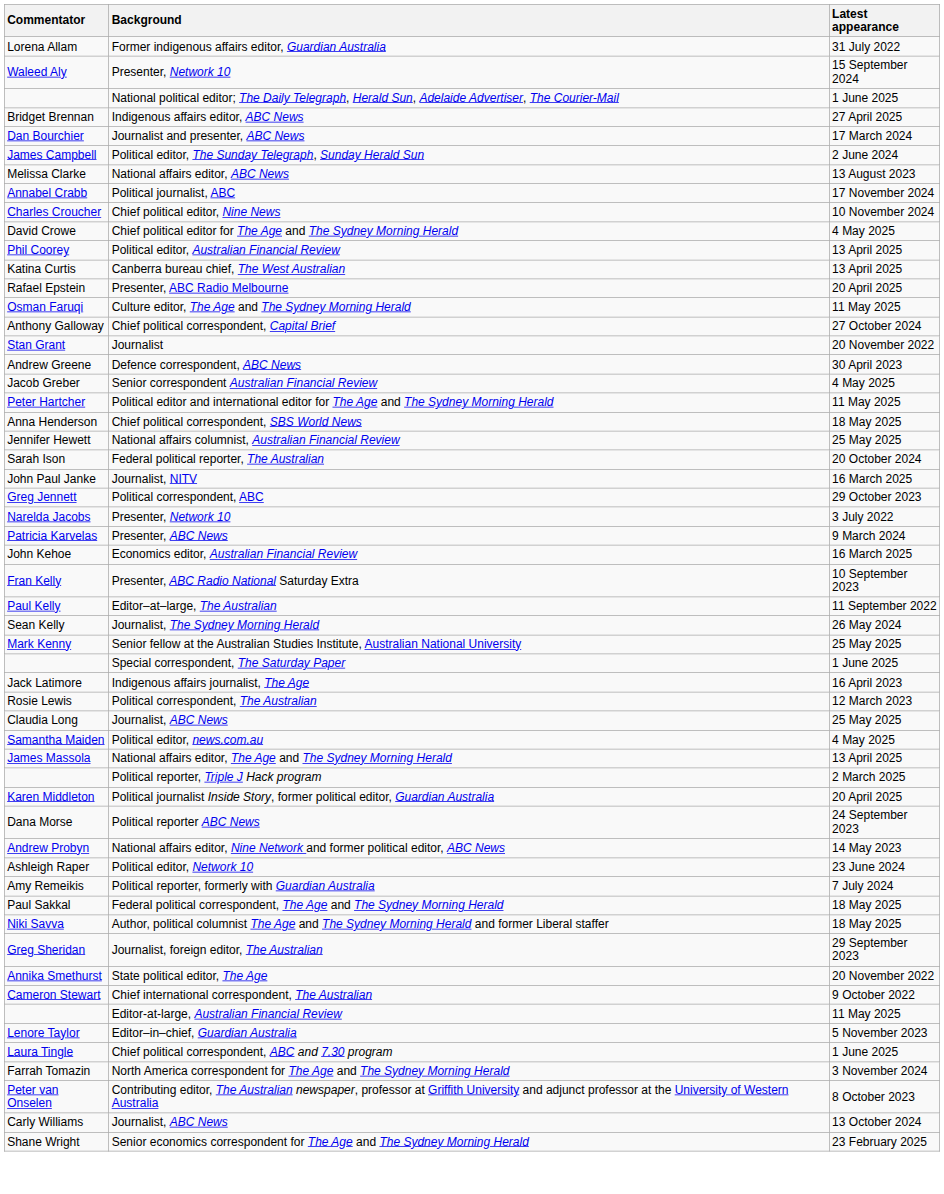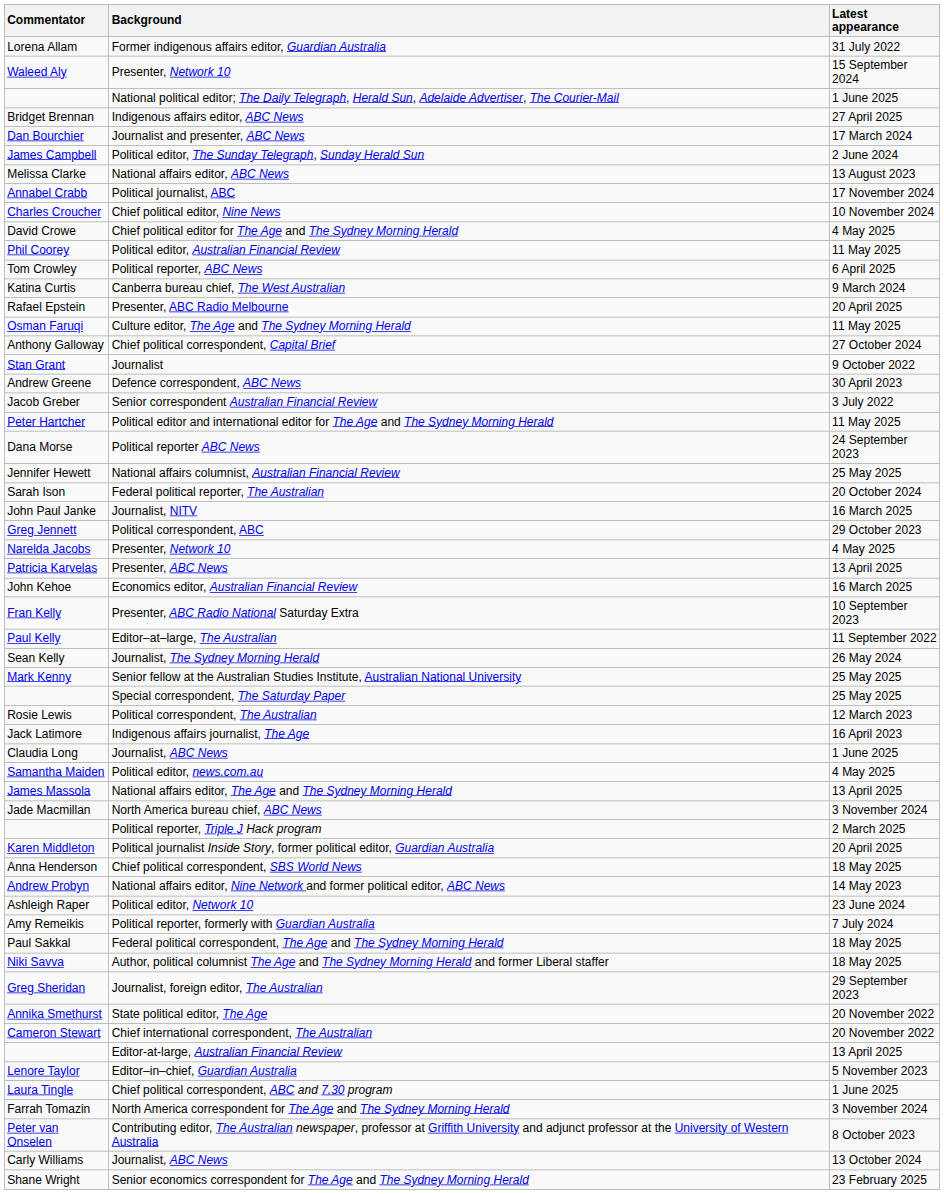(867, 250) 13 April 2025 -> (866, 250) 11 May 2025
+ row: (42, 269)
(867, 269) 13 April 2025 -> (869, 288) 9 March 2024
(883, 345) 20 November 2022 -> (873, 364) 9 October 2022
(863, 383) 4 May 2025 -> (863, 402) 3 July 2022
rows swapped: (52, 421) <-> (40, 822)
(863, 516) 3 July 2022 -> (863, 549) 4 May 2025
(869, 535) 9 March 2024 -> (867, 568) 13 April 2025
(865, 663) 1 June 2025 -> (867, 696) 25 May 2025
rows swapped: (44, 682) <-> (39, 701)
(867, 720) 25 May 2025 -> (865, 753) 1 June 2025
+ row: (49, 810)
(873, 995) 9 October 2022 -> (883, 1033) 20 November 2022
(866, 1014) 11 May 2025 -> (867, 1052) 13 April 2025
